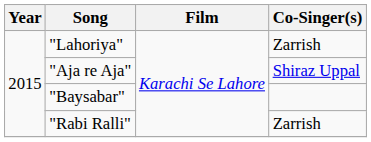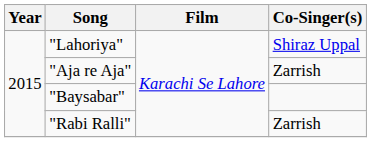(297, 44) Zarrish -> (316, 44) Shiraz Uppal
(316, 70) Shiraz Uppal -> (297, 70) Zarrish
